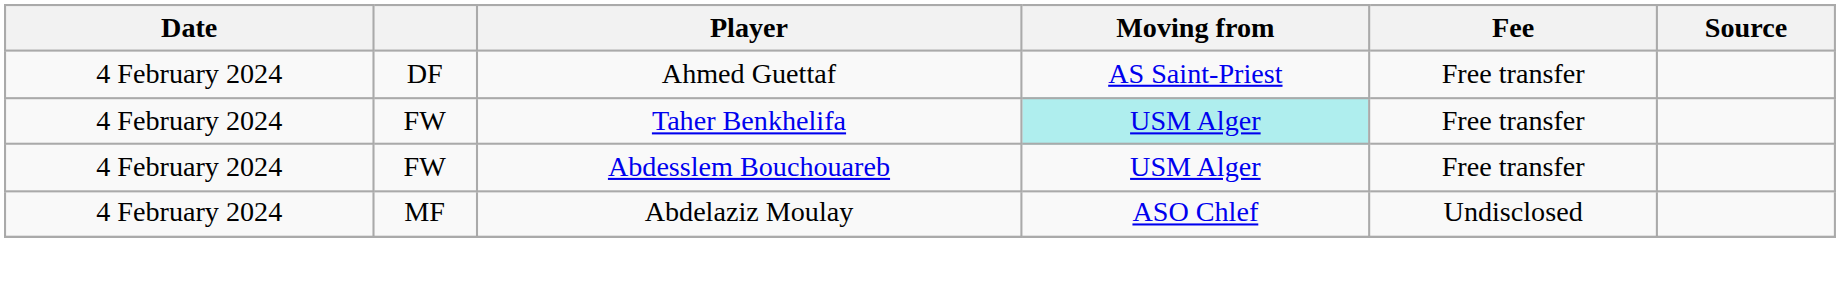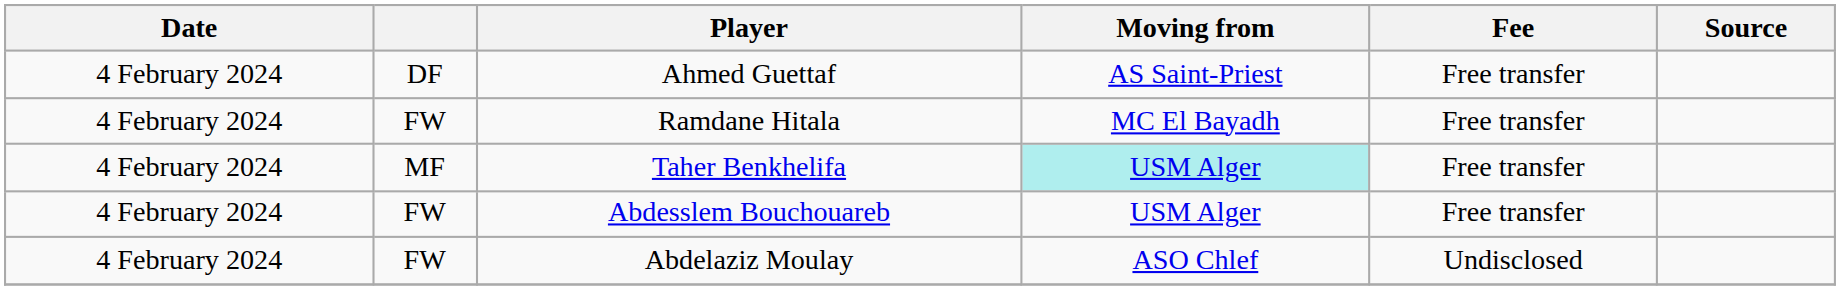+ row: (749, 120)
(425, 120) FW -> (425, 166) MF
(425, 213) MF -> (425, 259) FW
